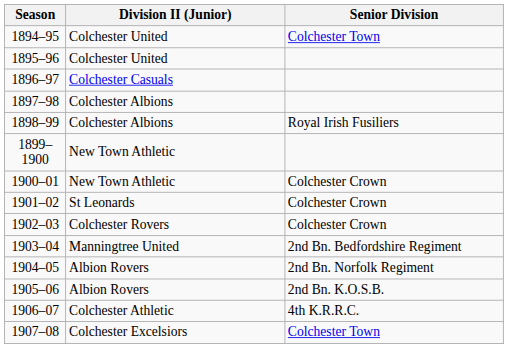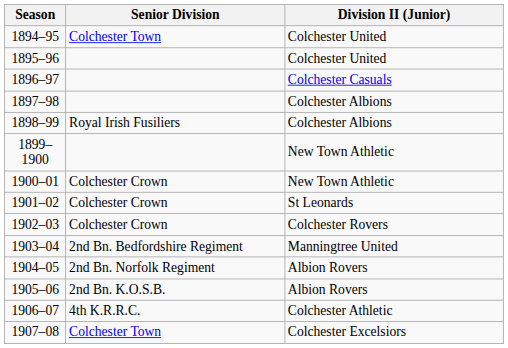columns swapped: (394, 15) <-> (175, 15)
